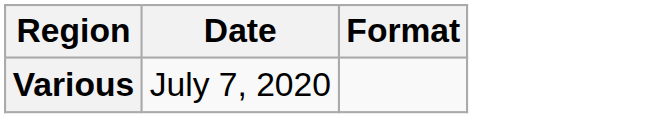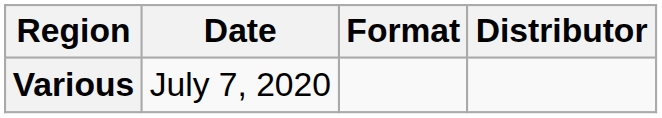+ column: (562, 31)
